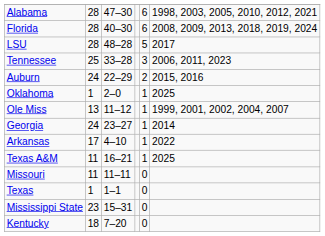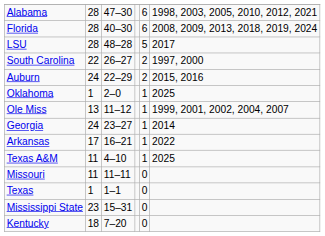- row: (31, 61)
+ row: (41, 61)
(115, 142) 4–10 -> (118, 142) 16–21
(118, 158) 16–21 -> (115, 158) 4–10
